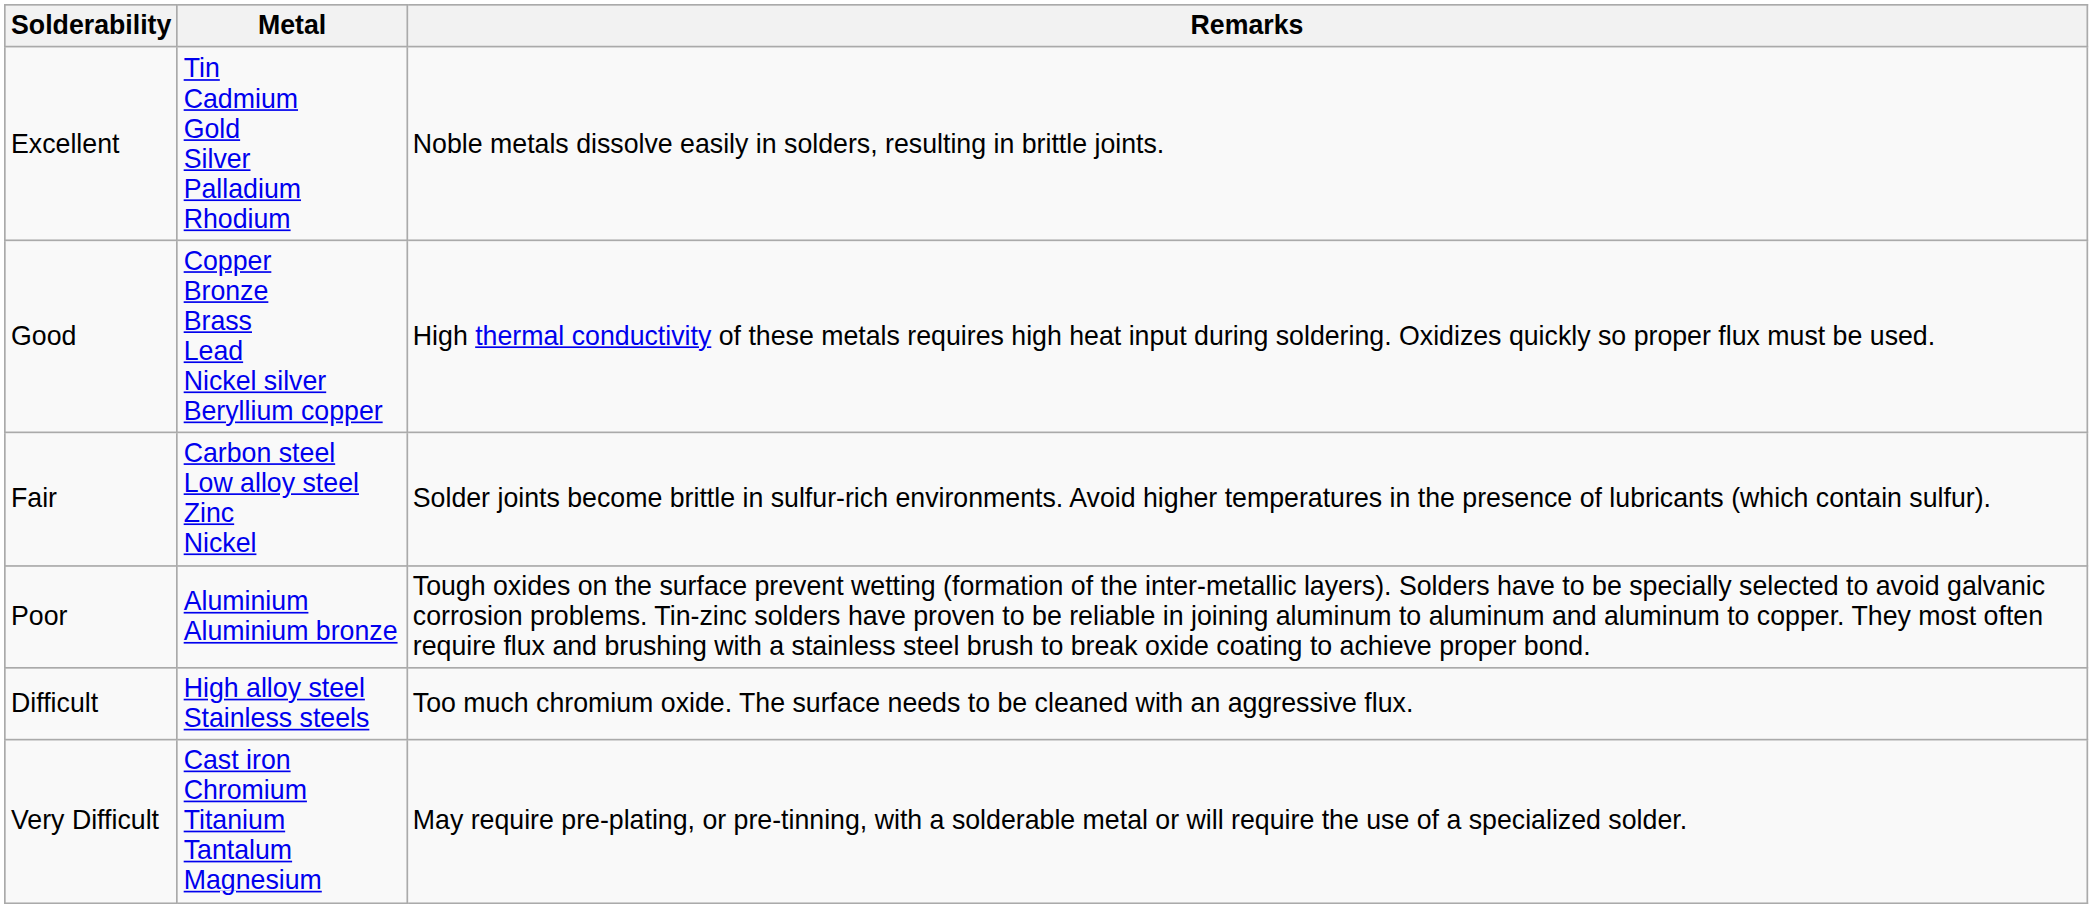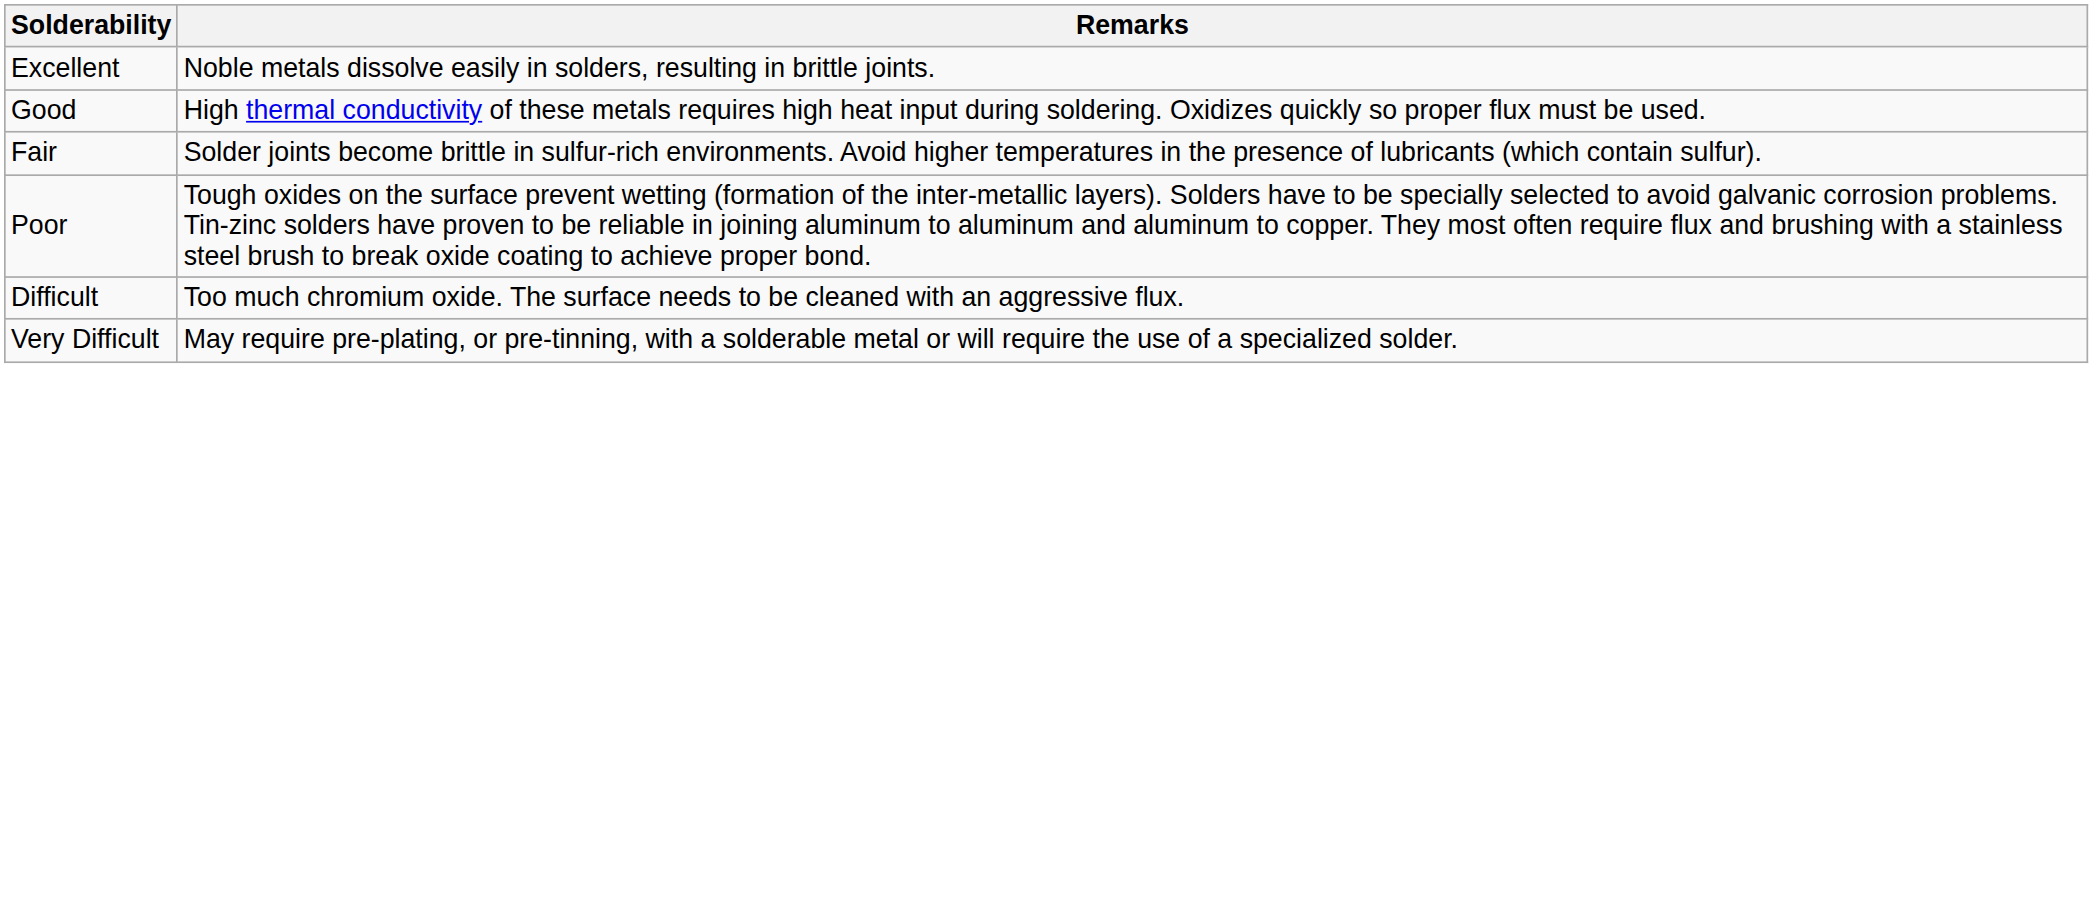- column: (292, 25)
